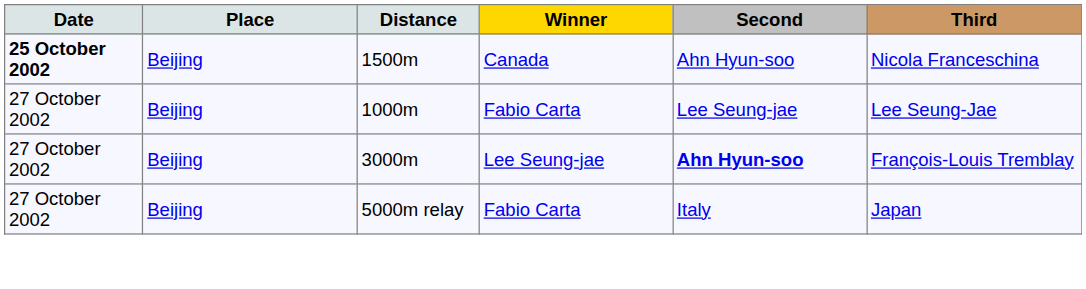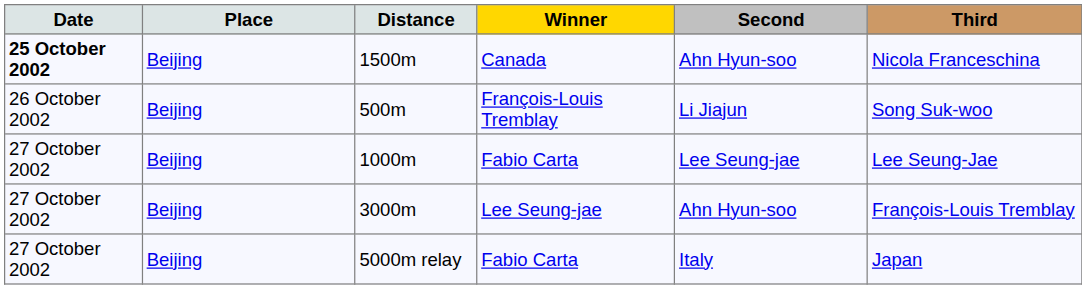+ row: (383, 109)
(740, 159) bold -> (738, 209) normal
